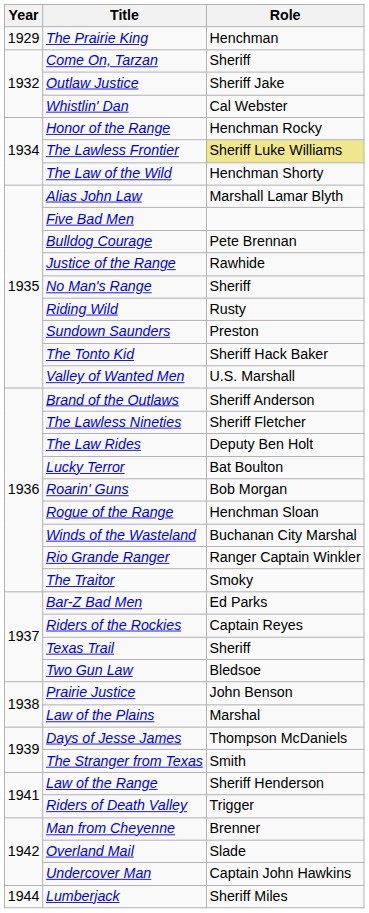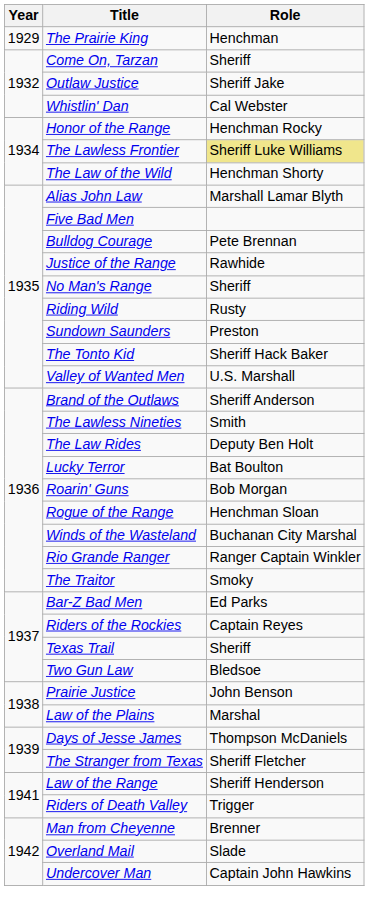(258, 422) Sheriff Fletcher -> (228, 422) Smith
(228, 761) Smith -> (258, 761) Sheriff Fletcher
- row: (83, 896)
